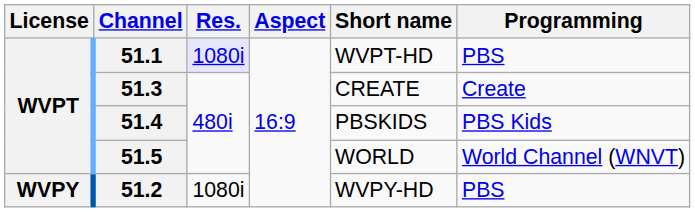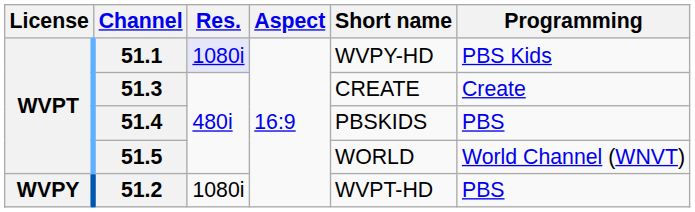(384, 55) WVPT-HD -> (384, 55) WVPY-HD
(483, 55) PBS -> (507, 55) PBS Kids
(507, 122) PBS Kids -> (483, 122) PBS
(384, 190) WVPY-HD -> (384, 190) WVPT-HD
